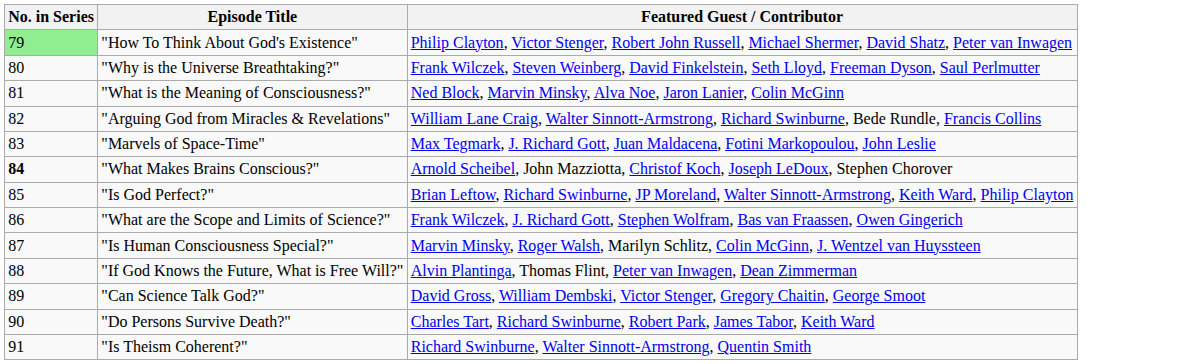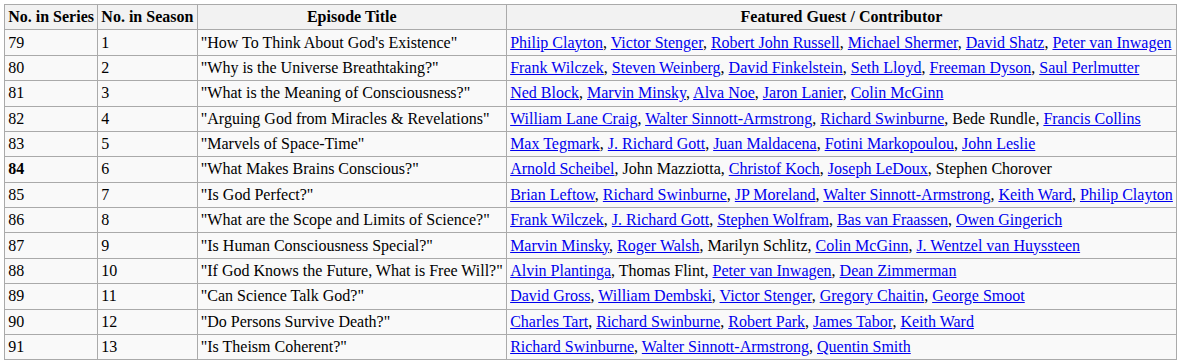+ column: (147, 17)
(16, 42) lightgreen background -> (16, 42) no background
